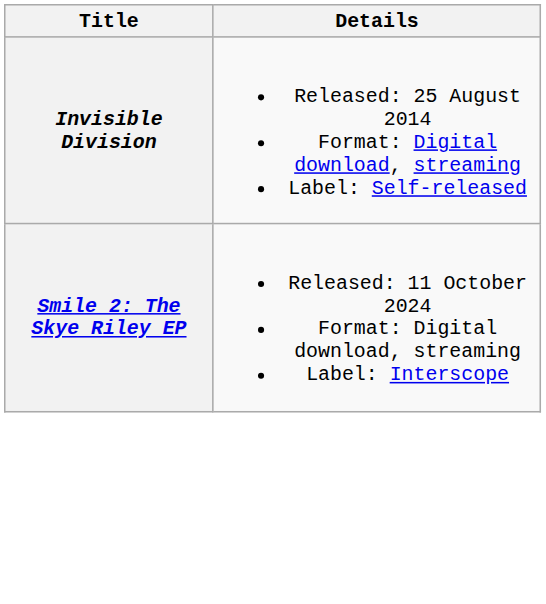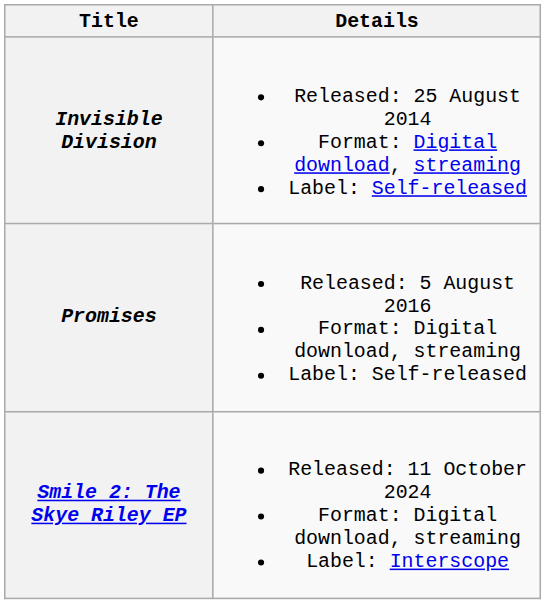+ row: (109, 318)
